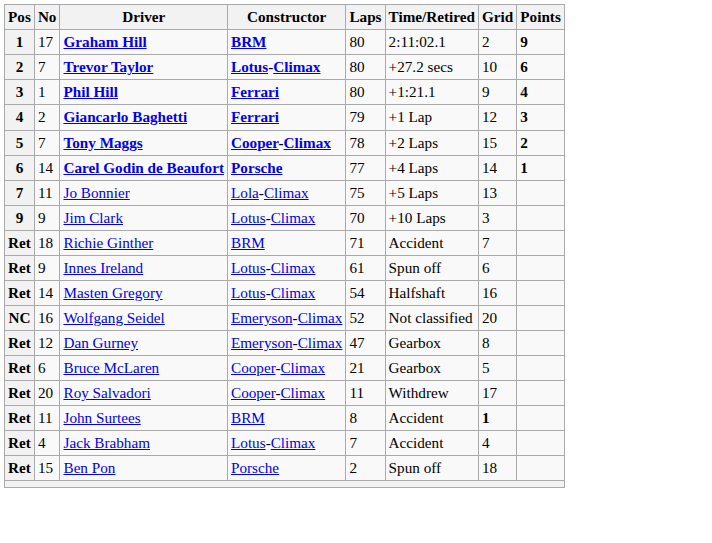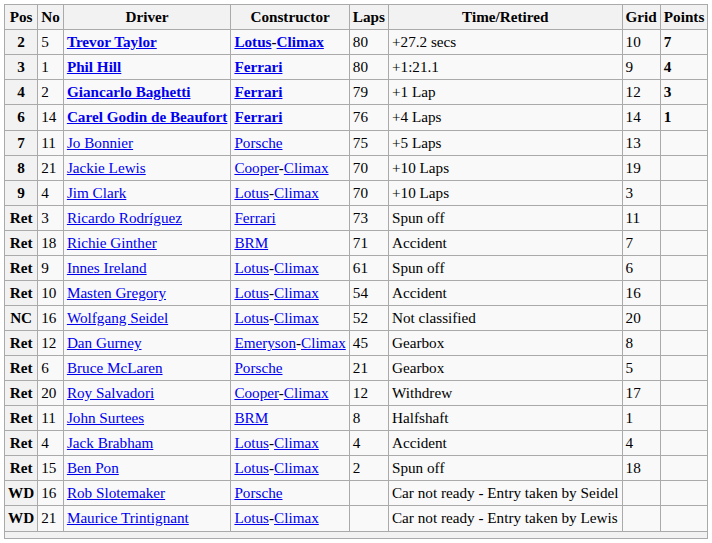- row: (105, 42)
(42, 67) 7 -> (45, 42) 5
(524, 67) 6 -> (668, 42) 7
- row: (103, 142)
(257, 167) Porsche -> (258, 117) Ferrari
(357, 167) 77 -> (360, 117) 76
(270, 192) Lola-Climax -> (258, 142) Porsche
+ row: (106, 167)
(42, 217) 9 -> (45, 192) 4
+ row: (124, 217)
(45, 292) 14 -> (49, 292) 10
(417, 292) Halfshaft -> (419, 292) Accident
(287, 317) Emeryson-Climax -> (277, 317) Lotus-Climax
(357, 343) 47 -> (360, 343) 45
(278, 368) Cooper-Climax -> (258, 368) Porsche
(357, 393) 11 -> (360, 393) 12
(416, 418) Accident -> (420, 418) Halfshaft
(486, 418) bold -> (629, 418) normal
(353, 443) 7 -> (357, 443) 4
(255, 468) Porsche -> (277, 468) Lotus-Climax
+ row: (116, 493)
+ row: (128, 518)
